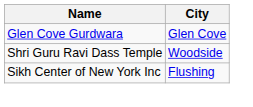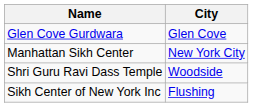+ row: (70, 53)
